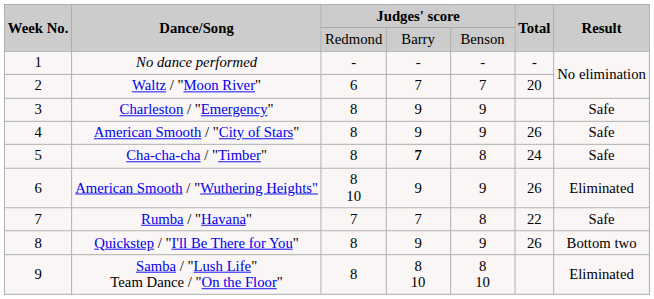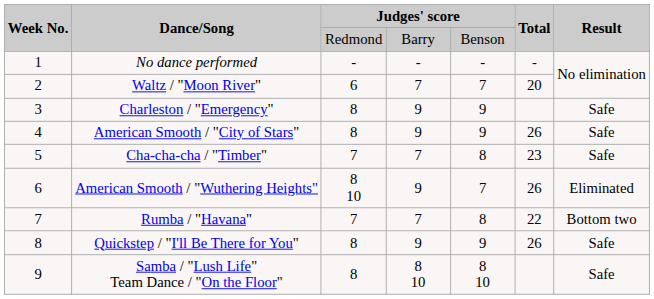(354, 156) 8 -> (354, 156) 7
(418, 156) bold -> (418, 156) normal
(534, 156) 24 -> (534, 156) 23
(483, 187) 9 -> (483, 187) 7
(602, 219) Safe -> (602, 219) Bottom two
(602, 242) Bottom two -> (602, 242) Safe
(602, 274) Eliminated -> (602, 274) Safe
